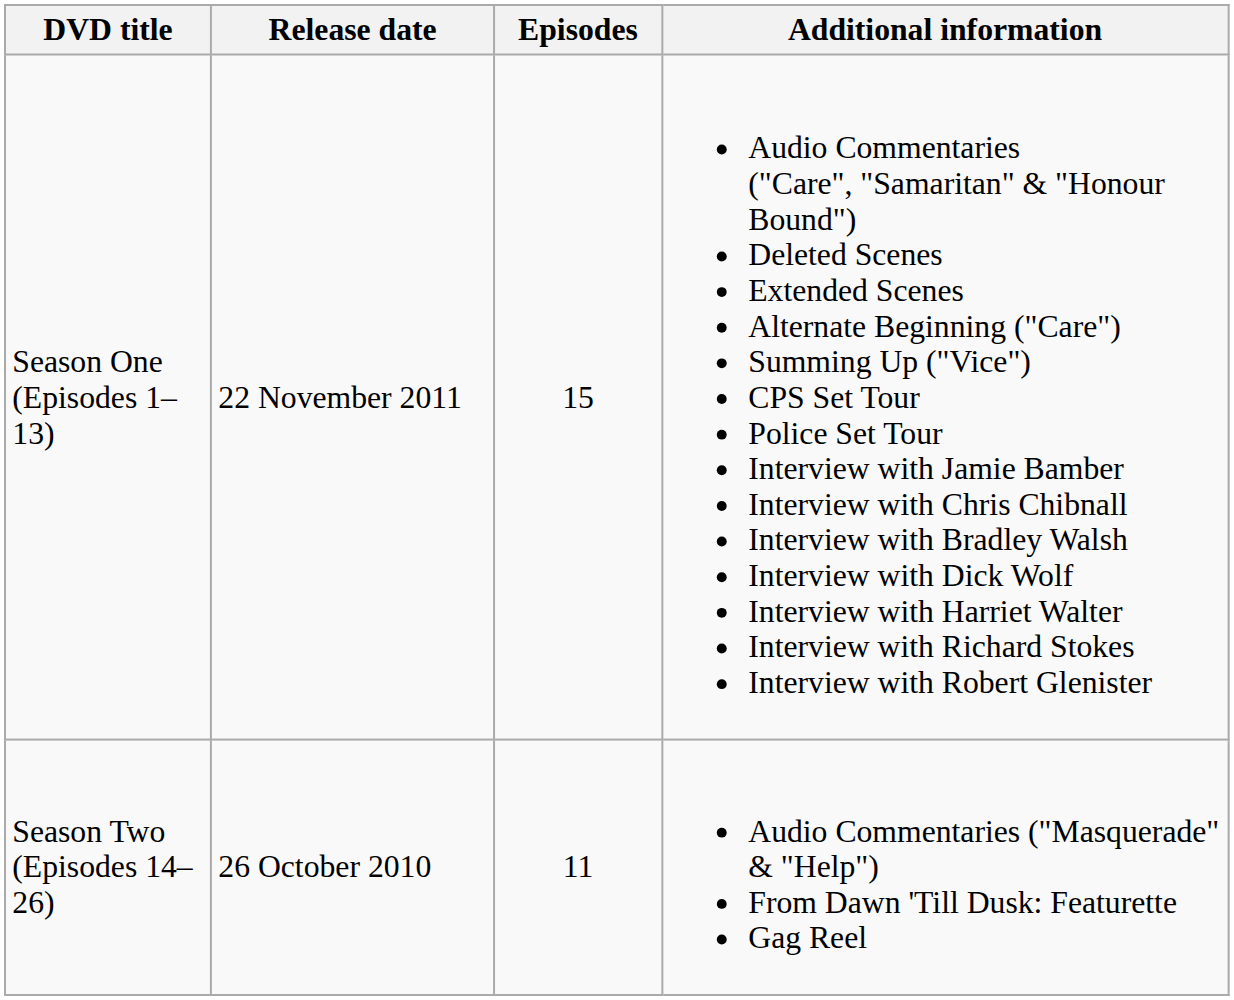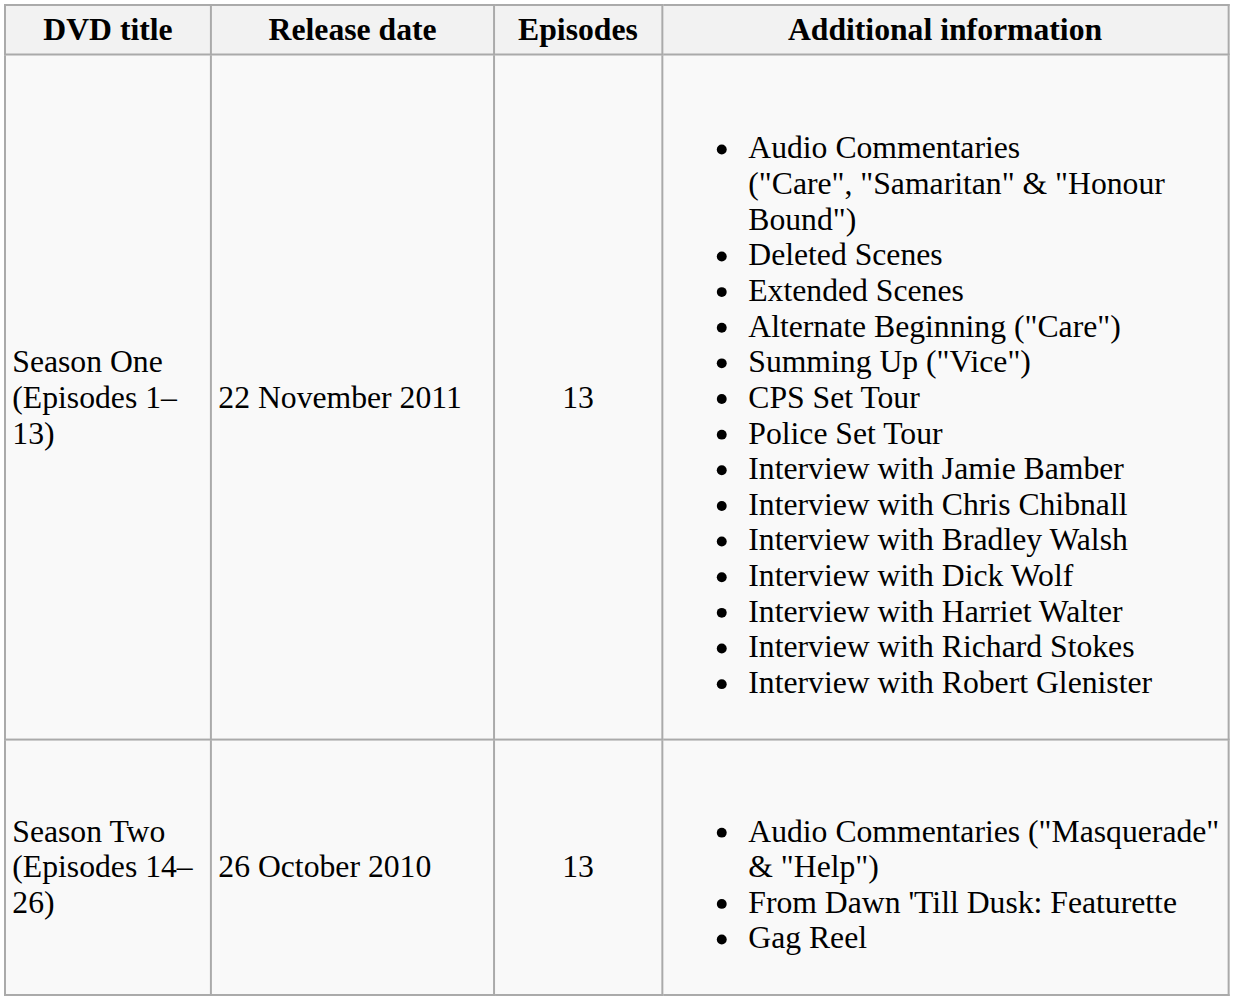(578, 396) 15 -> (578, 396) 13
(578, 866) 11 -> (578, 866) 13
